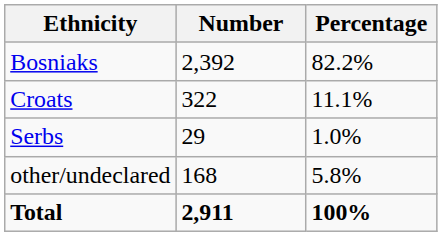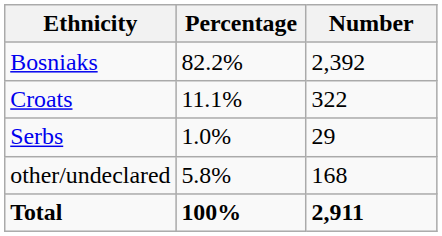columns swapped: (241, 23) <-> (371, 23)
